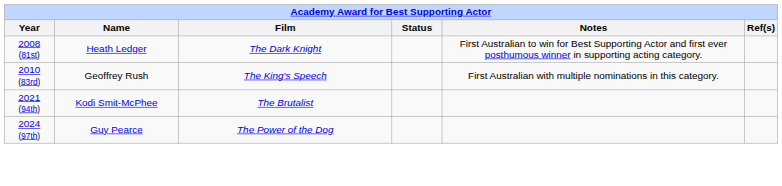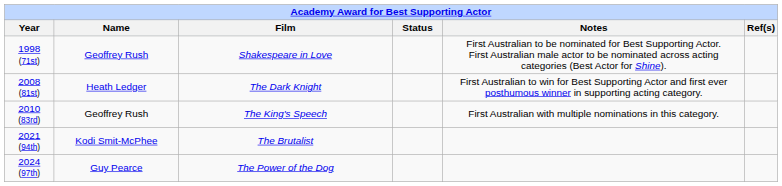+ row: (29, 54)
